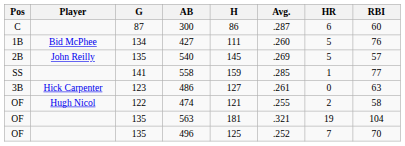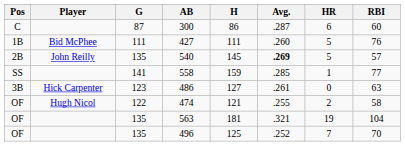(139, 42) 134 -> (139, 42) 111
(281, 57) normal -> (281, 57) bold
